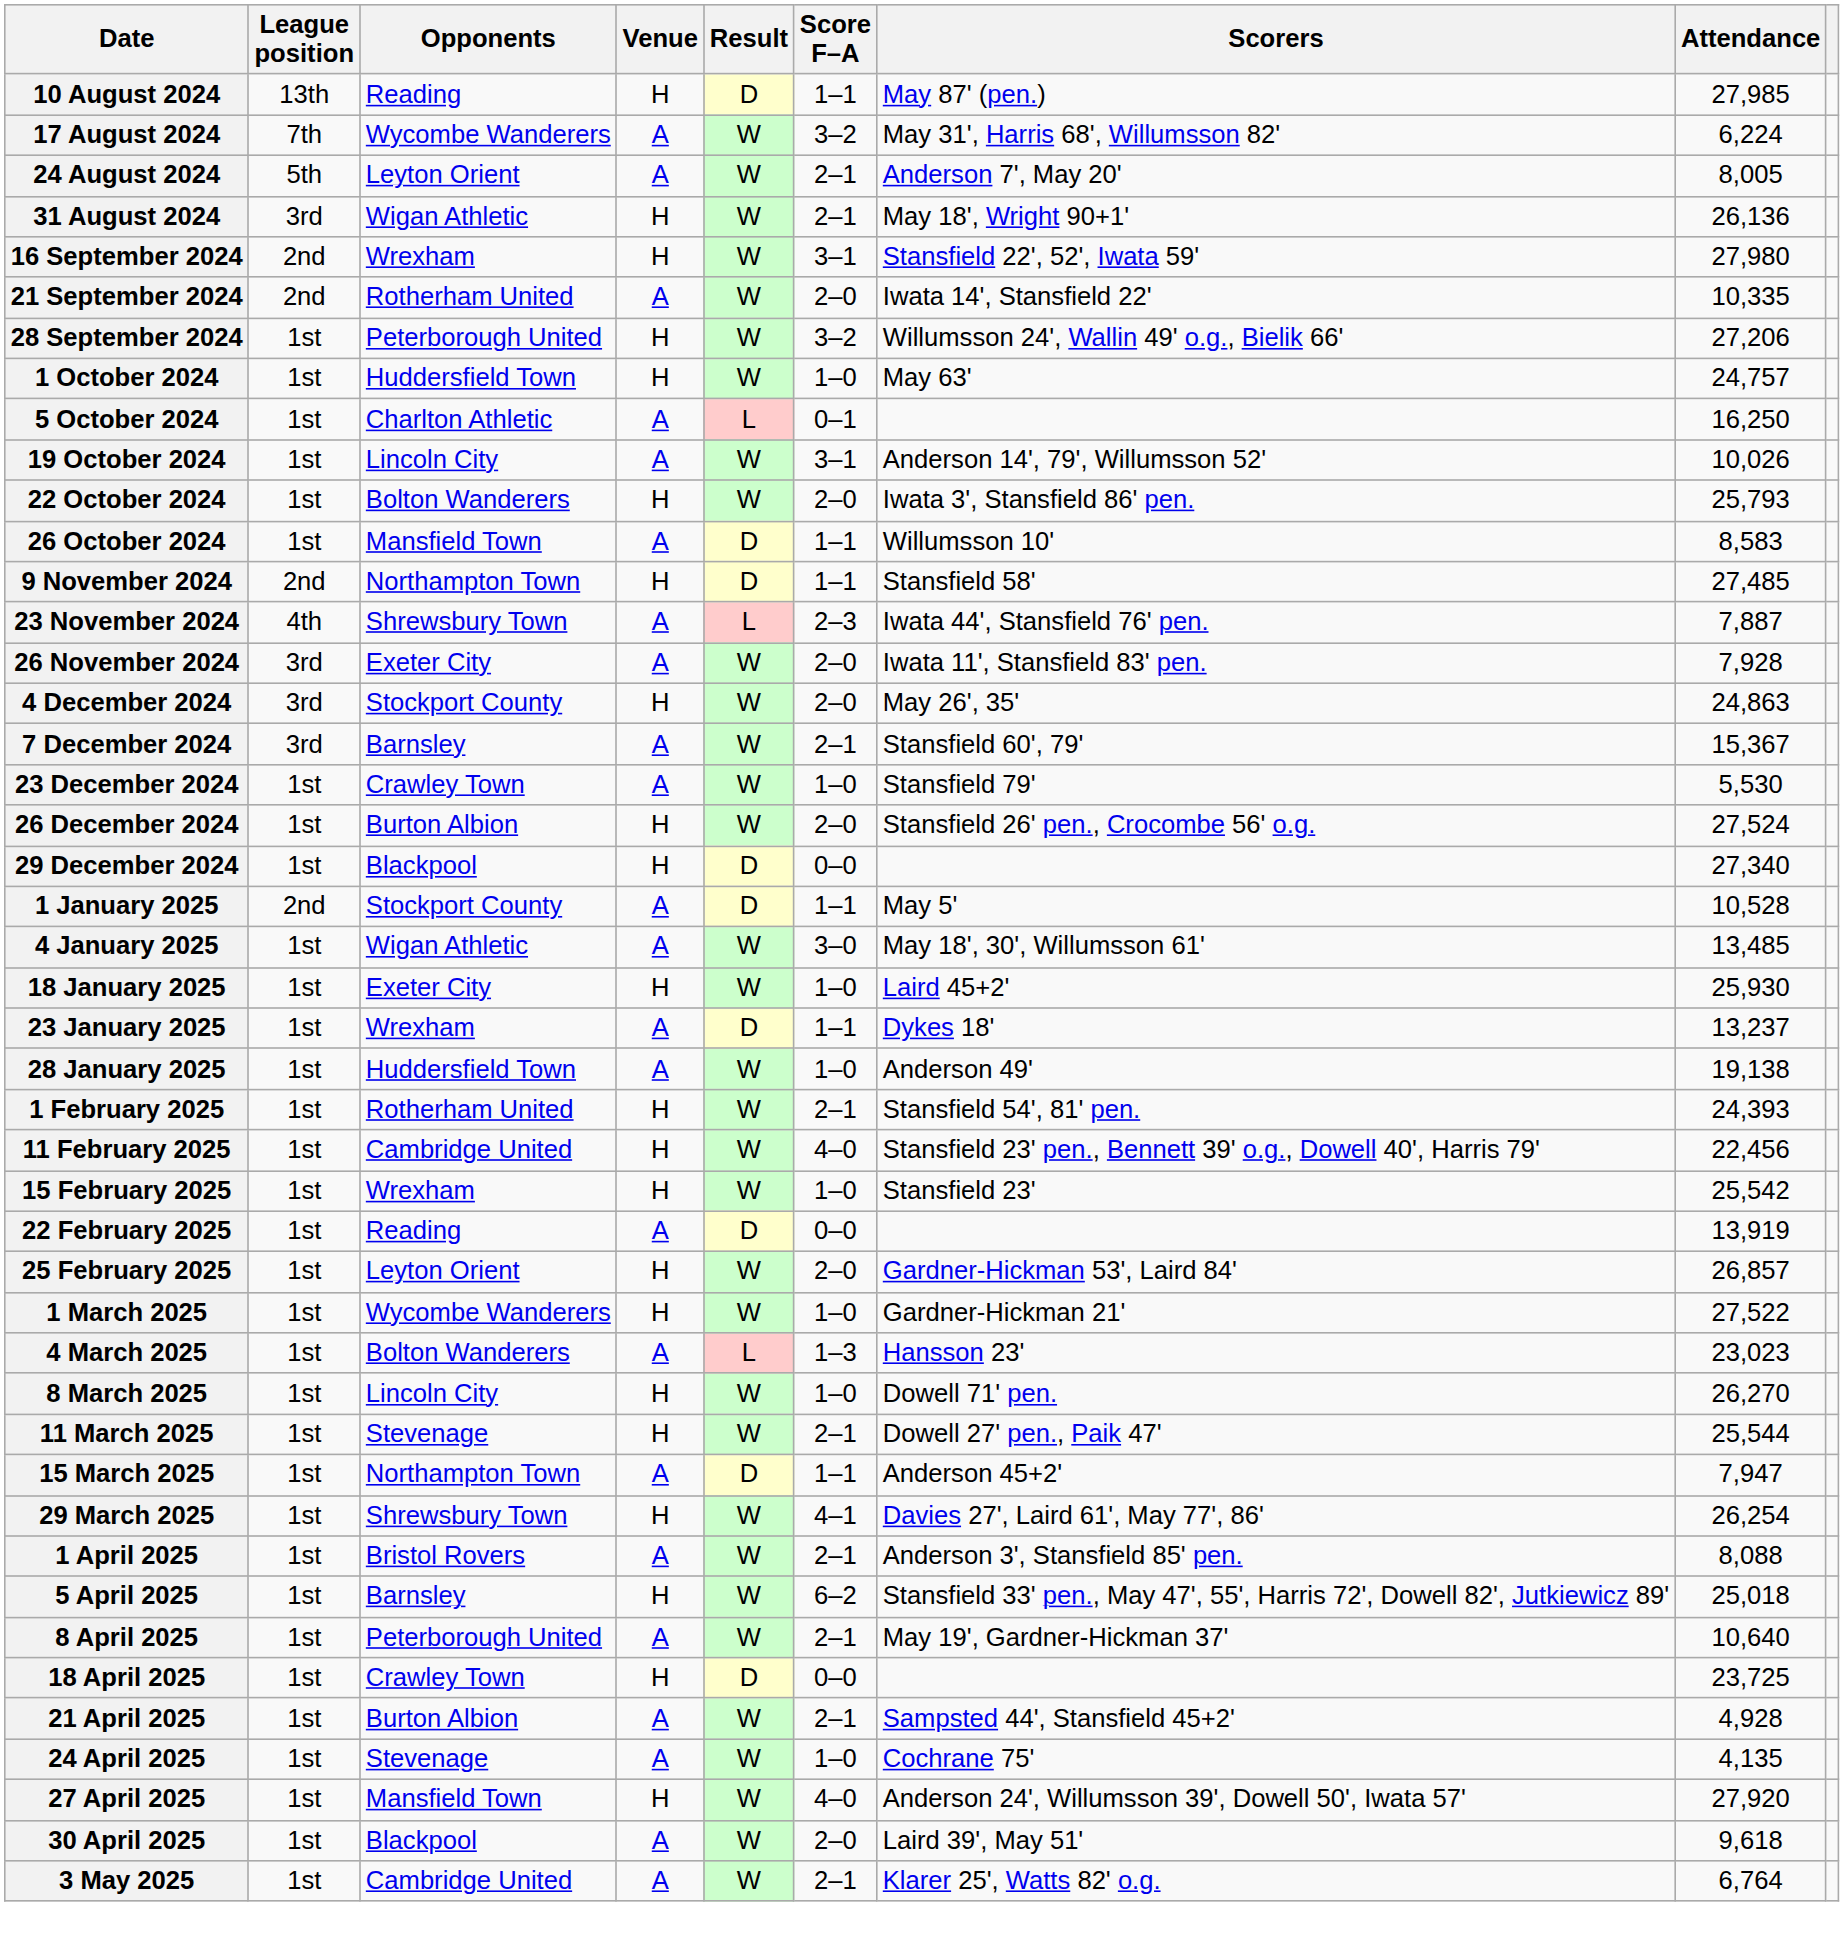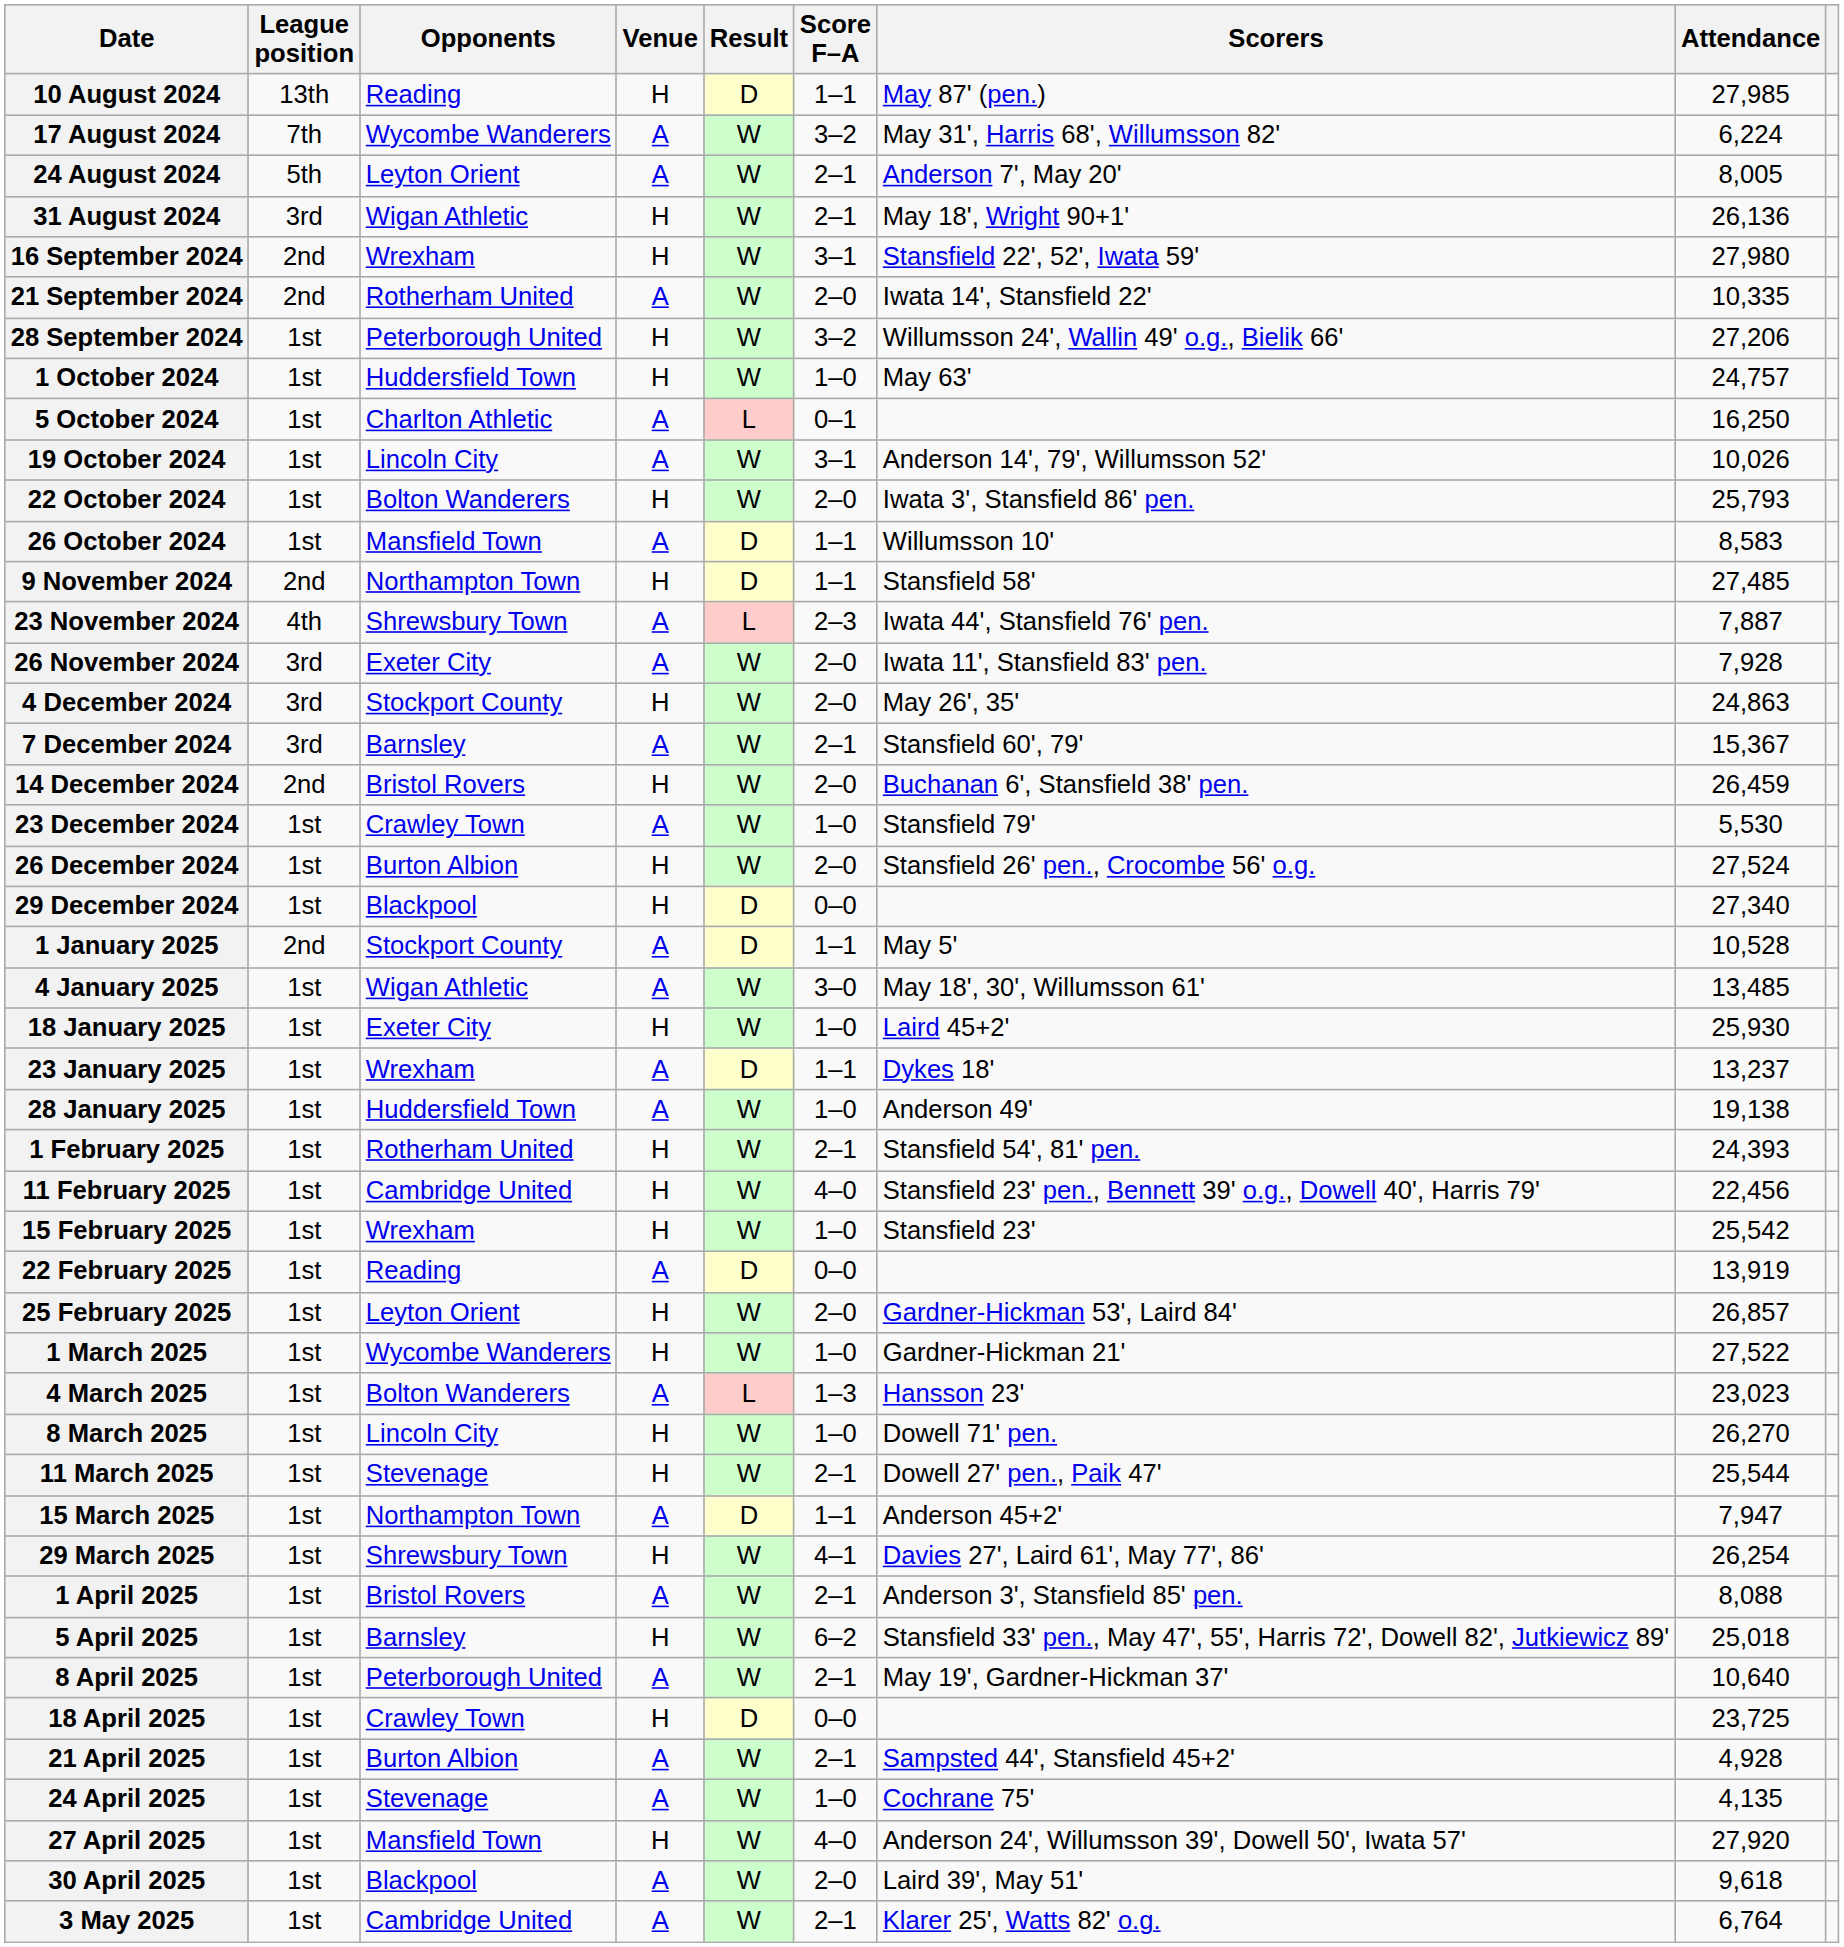+ row: (127, 784)
